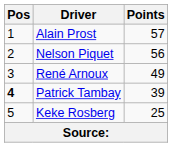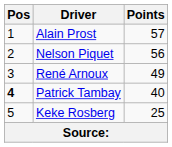(158, 93) 39 -> (158, 93) 40
